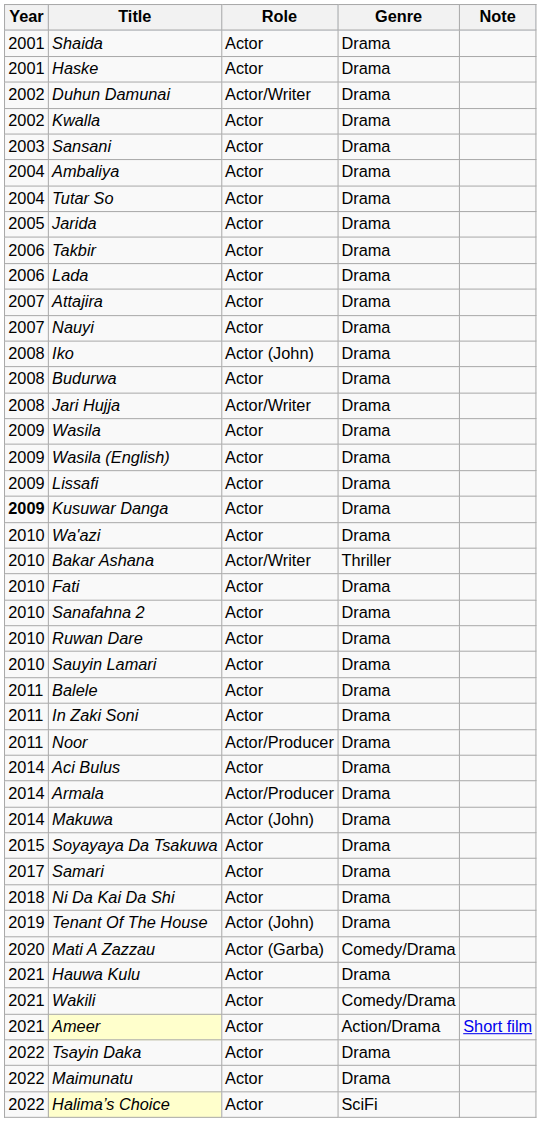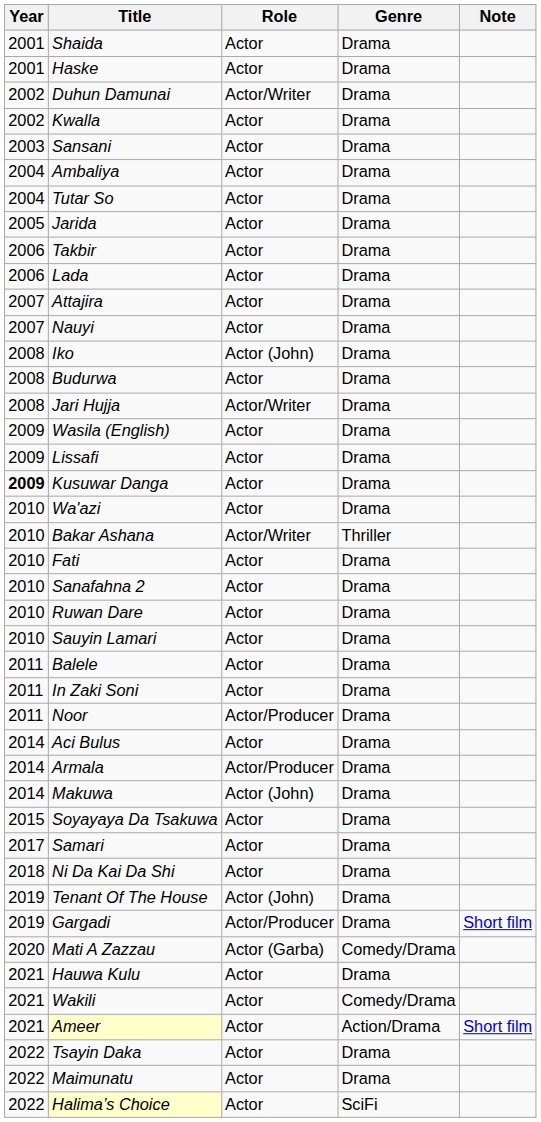- row: (76, 431)
+ row: (81, 923)
